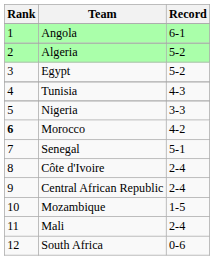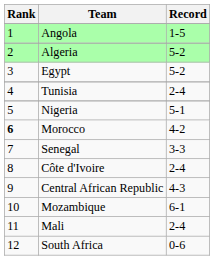(177, 33) 6-1 -> (177, 33) 1-5
(177, 91) 4-3 -> (177, 91) 2-4
(177, 110) 3-3 -> (177, 110) 5-1
(177, 149) 5-1 -> (177, 149) 3-3
(177, 187) 2-4 -> (177, 187) 4-3
(177, 206) 1-5 -> (177, 206) 6-1
